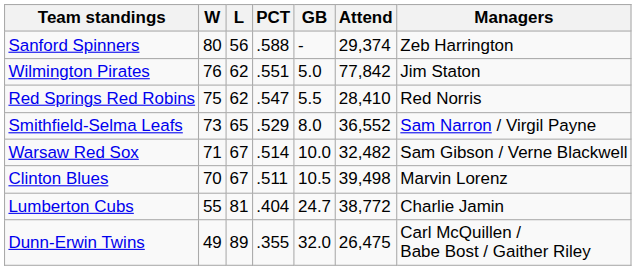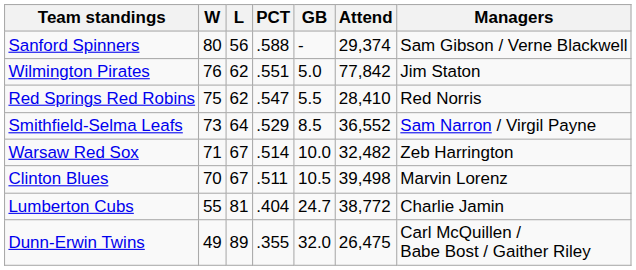(457, 44) Zeb Harrington -> (514, 44) Sam Gibson / Verne Blackwell
(239, 125) 65 -> (239, 125) 64
(310, 125) 8.0 -> (310, 125) 8.5
(514, 152) Sam Gibson / Verne Blackwell -> (457, 152) Zeb Harrington
